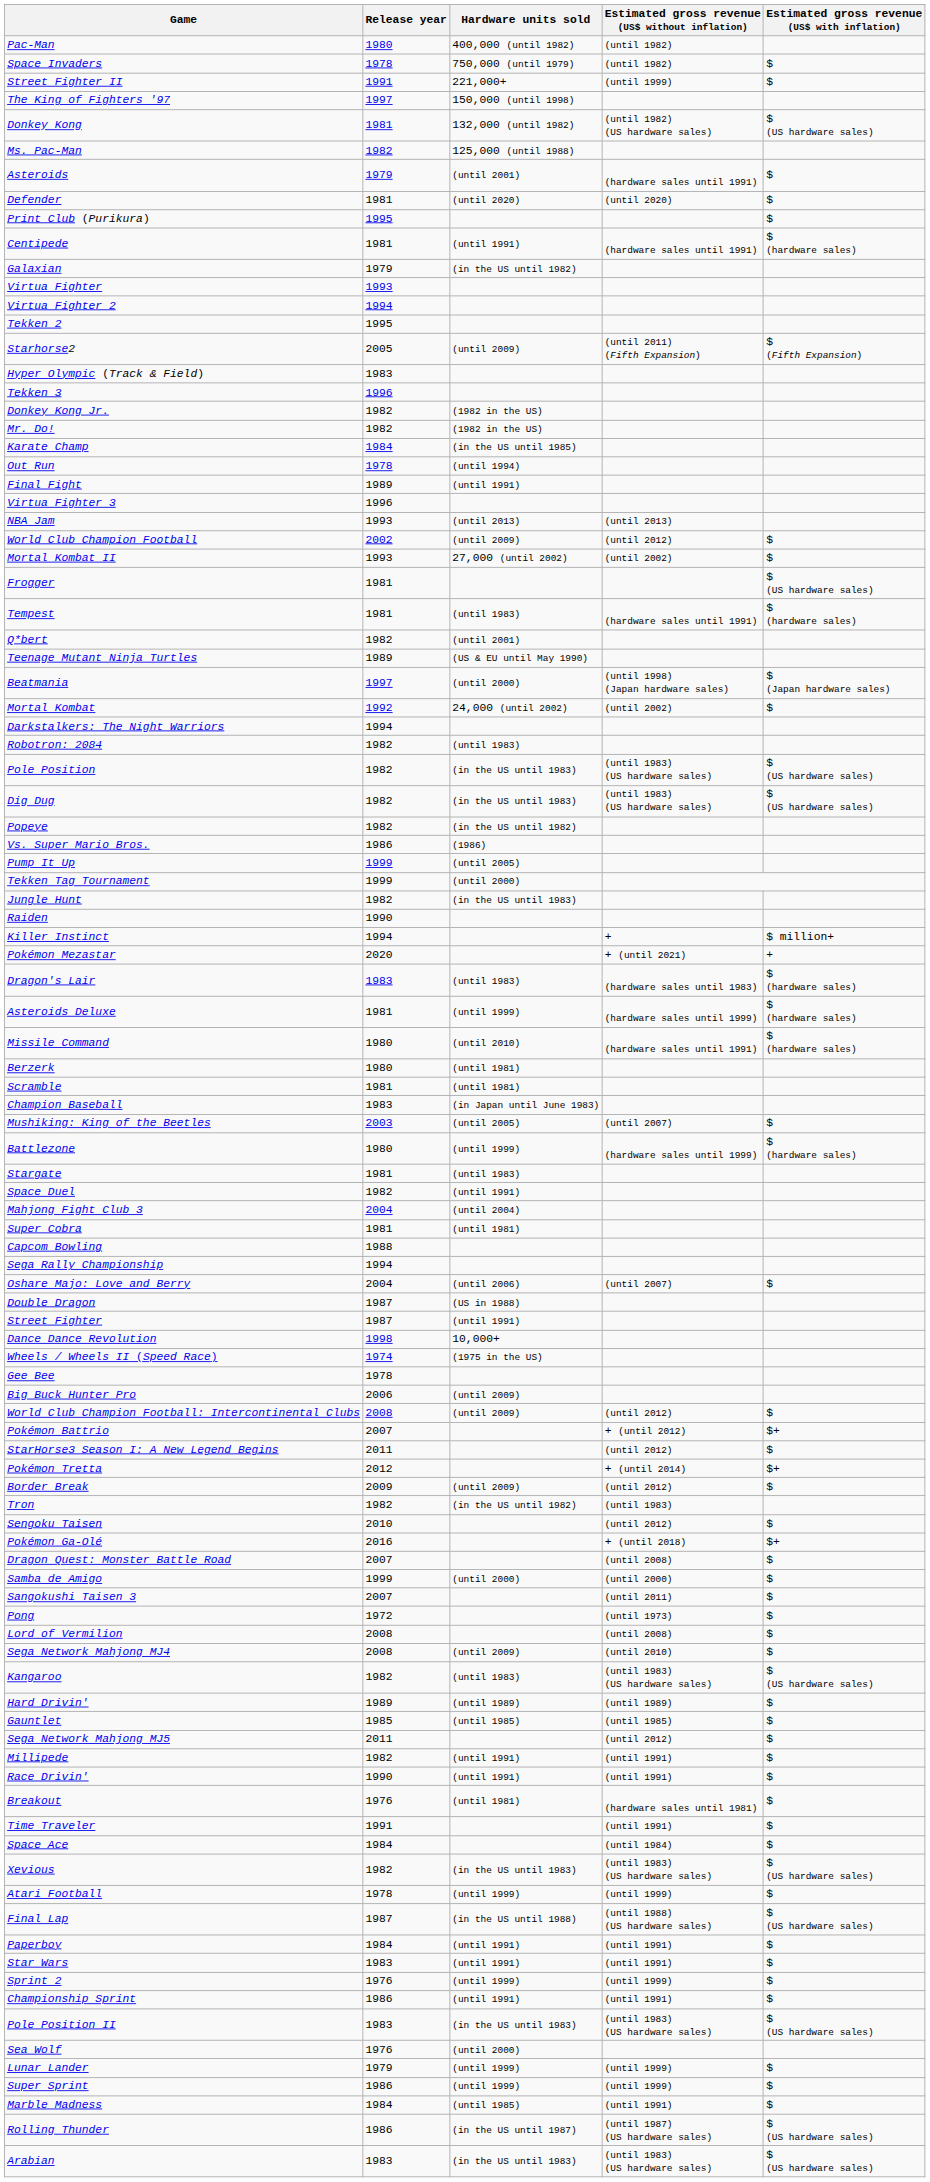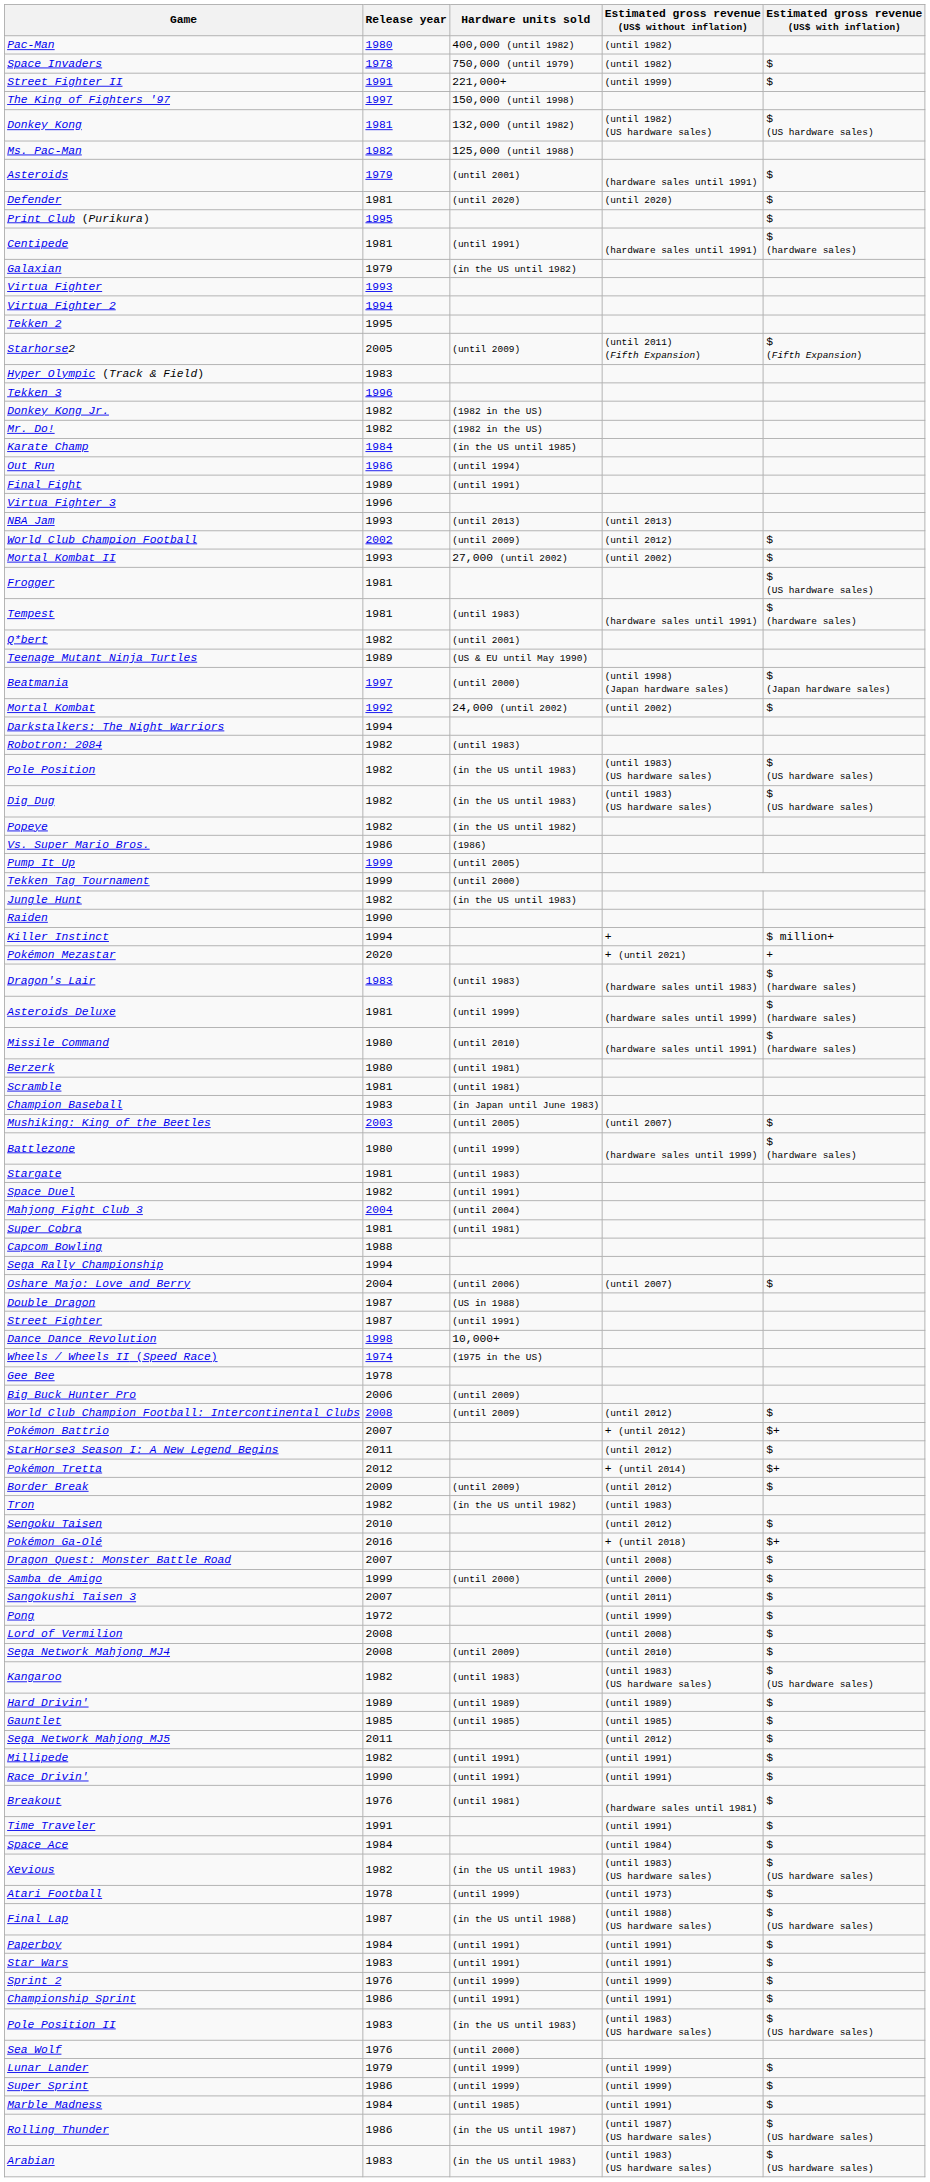(379, 466) 1978 -> (379, 466) 1986
(639, 1616) (until 1973) -> (639, 1616) (until 1999)
(639, 1895) (until 1999) -> (639, 1895) (until 1973)
